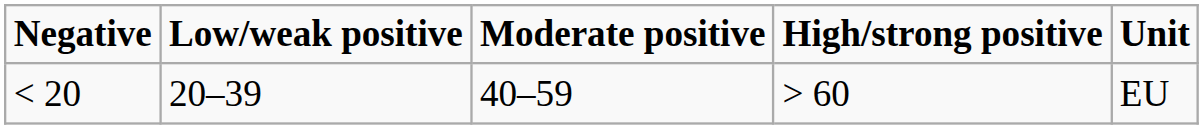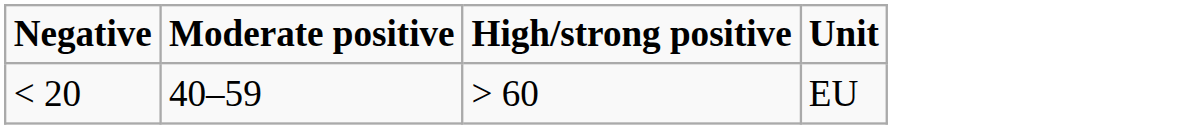- column: (316, 33)
